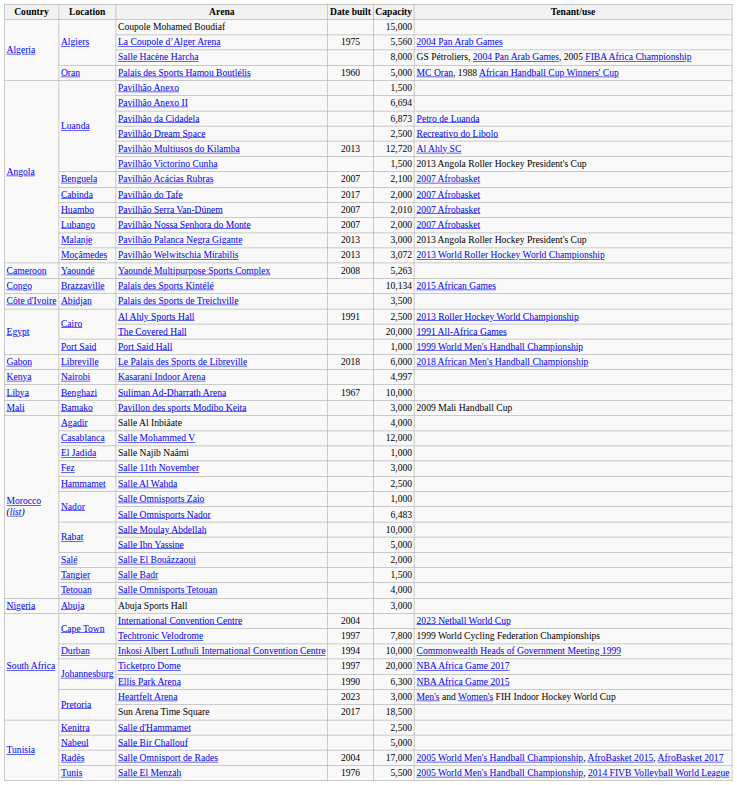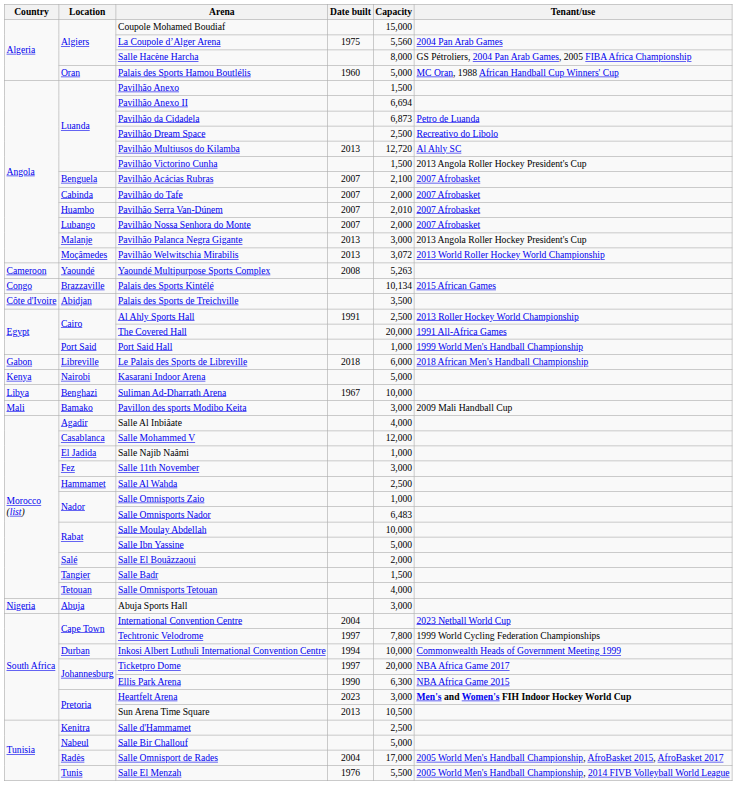(350, 194) 2017 -> (350, 194) 2007
(401, 377) 4,997 -> (401, 377) 5,000
(516, 697) normal -> (524, 697) bold
(350, 712) 2017 -> (350, 712) 2013
(399, 712) 18,500 -> (399, 712) 10,500
